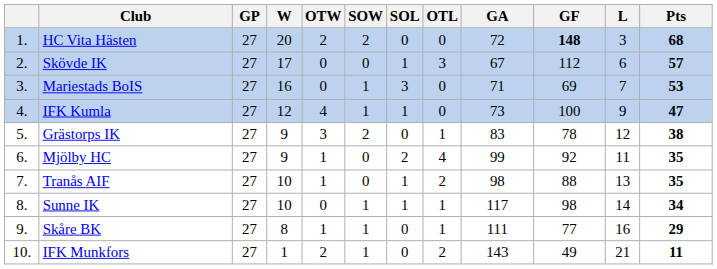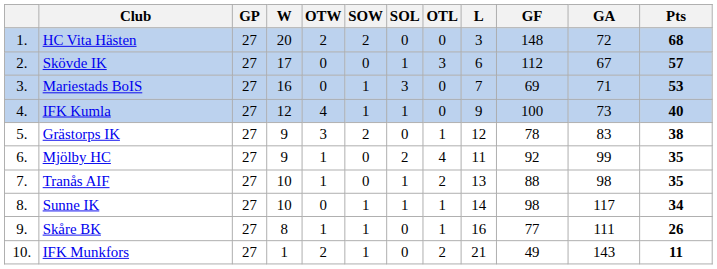columns swapped: (623, 16) <-> (497, 16)
(569, 39) bold -> (532, 39) normal
(676, 110) 47 -> (676, 110) 40
(676, 228) 29 -> (676, 228) 26
